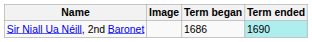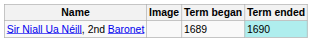(196, 29) 1686 -> (196, 29) 1689
